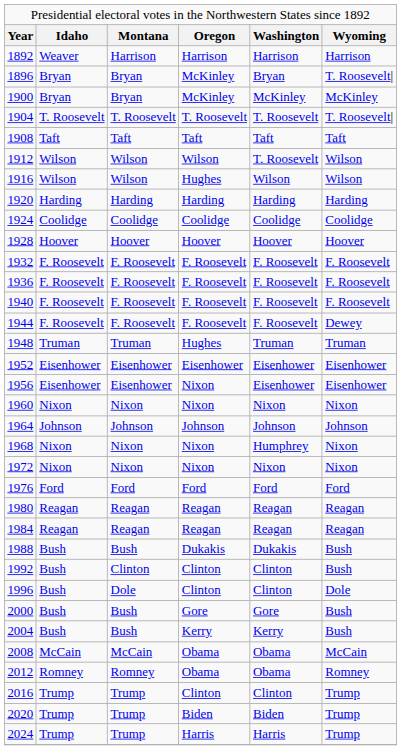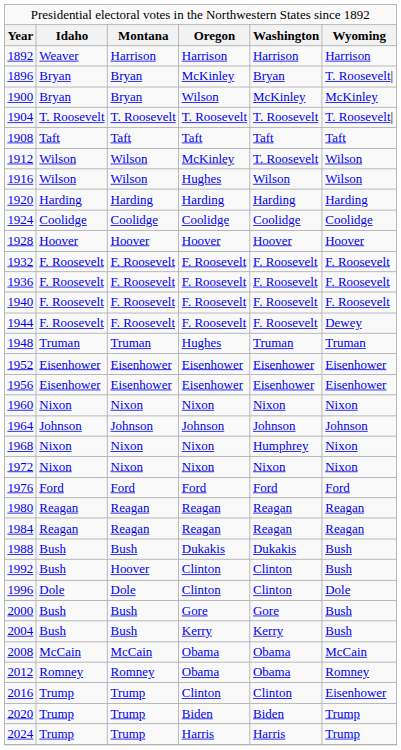(208, 96) McKinley -> (200, 96) Wilson
(200, 158) Wilson -> (208, 158) McKinley
(198, 384) Nixon -> (212, 384) Eisenhower
(130, 569) Clinton -> (130, 569) Hoover
(53, 590) Bush -> (52, 590) Dole
(343, 693) Trump -> (356, 693) Eisenhower
